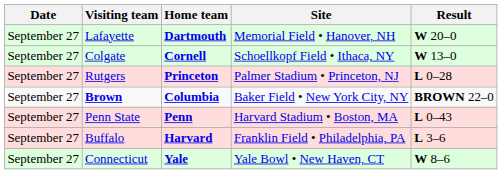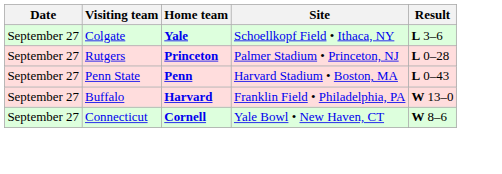- row: (109, 35)
(185, 55) Cornell -> (176, 35) Yale
(435, 55) W 13–0 -> (427, 35) L 3–6
- row: (104, 96)
(430, 138) L 3–6 -> (432, 96) W 13–0
(176, 158) Yale -> (185, 117) Cornell
